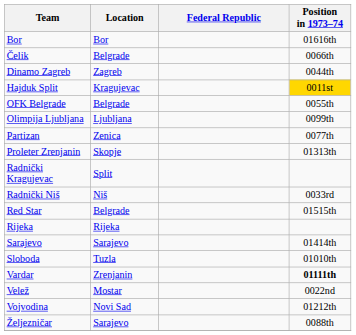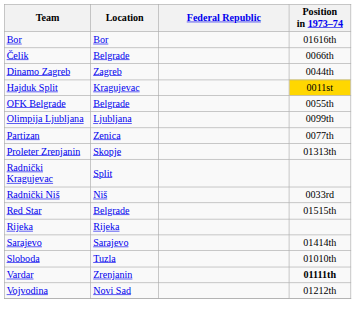- row: (18, 290)
- row: (29, 322)
